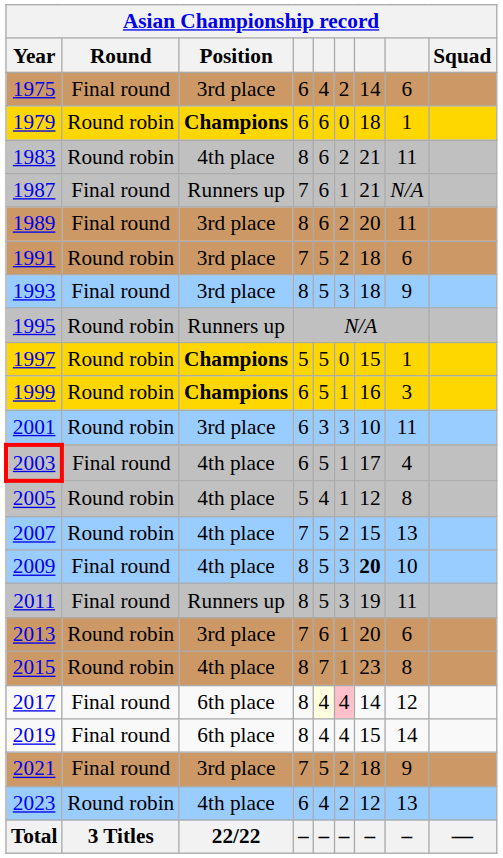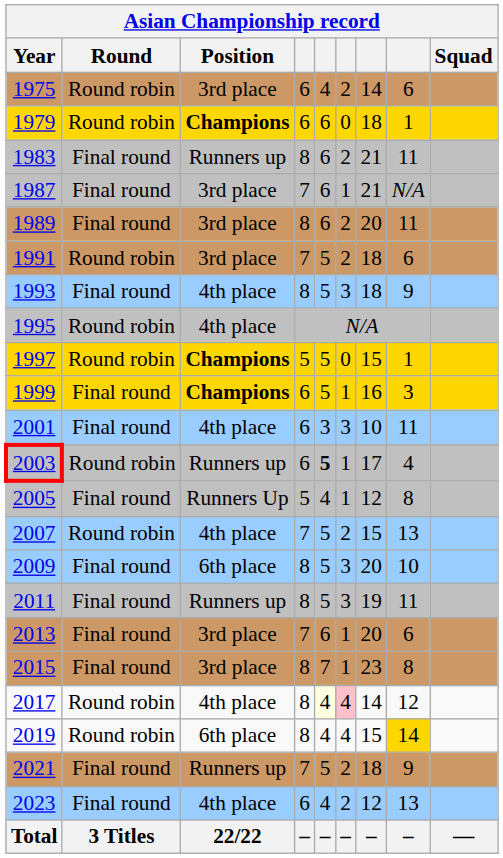(121, 88) Final round -> (121, 88) Round robin
(121, 156) Round robin -> (121, 156) Final round
(236, 156) 4th place -> (237, 156) Runners up
(236, 190) Runners up -> (237, 190) 3rd place
(236, 291) 3rd place -> (237, 291) 4th place
(236, 325) Runners up -> (237, 325) 4th place
(121, 392) Round robin -> (121, 392) Final round
(121, 427) Round robin -> (121, 427) Final round
(236, 427) 3rd place -> (237, 427) 4th place
(121, 462) Final round -> (122, 462) Round robin
(236, 462) 4th place -> (237, 462) Runners up
(324, 462) normal -> (325, 462) bold
(121, 498) Round robin -> (121, 498) Final round
(236, 498) 4th place -> (237, 498) Runners Up
(236, 566) 4th place -> (237, 566) 6th place
(370, 566) bold -> (371, 566) normal
(121, 634) Round robin -> (121, 634) Final round
(121, 667) Round robin -> (121, 667) Final round
(236, 667) 4th place -> (237, 667) 3rd place
(121, 701) Final round -> (121, 701) Round robin
(236, 701) 6th place -> (237, 701) 4th place
(121, 735) Final round -> (121, 735) Round robin
(407, 735) no background -> (408, 735) gold background
(236, 769) 3rd place -> (237, 769) Runners up
(121, 802) Round robin -> (121, 802) Final round
